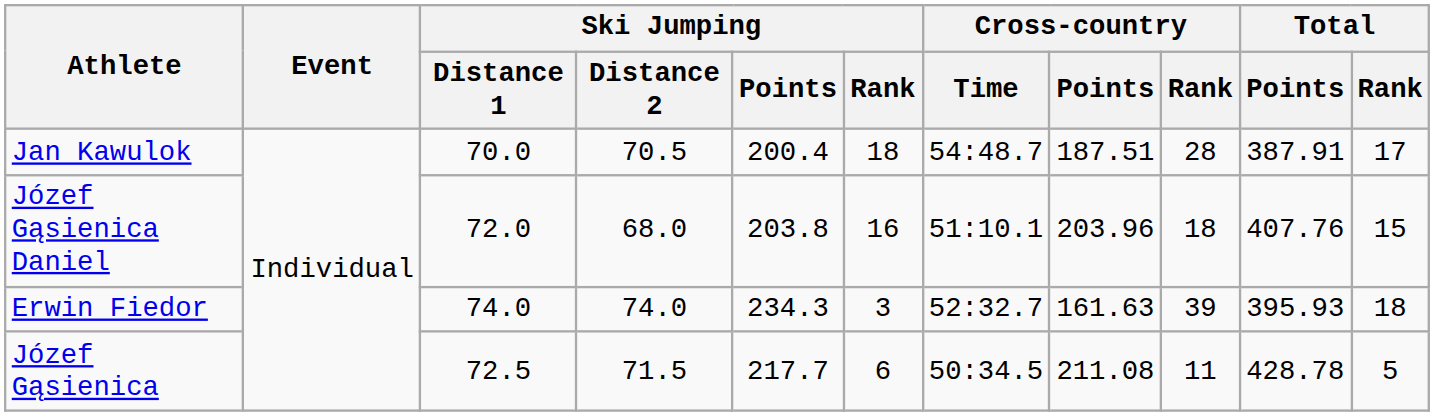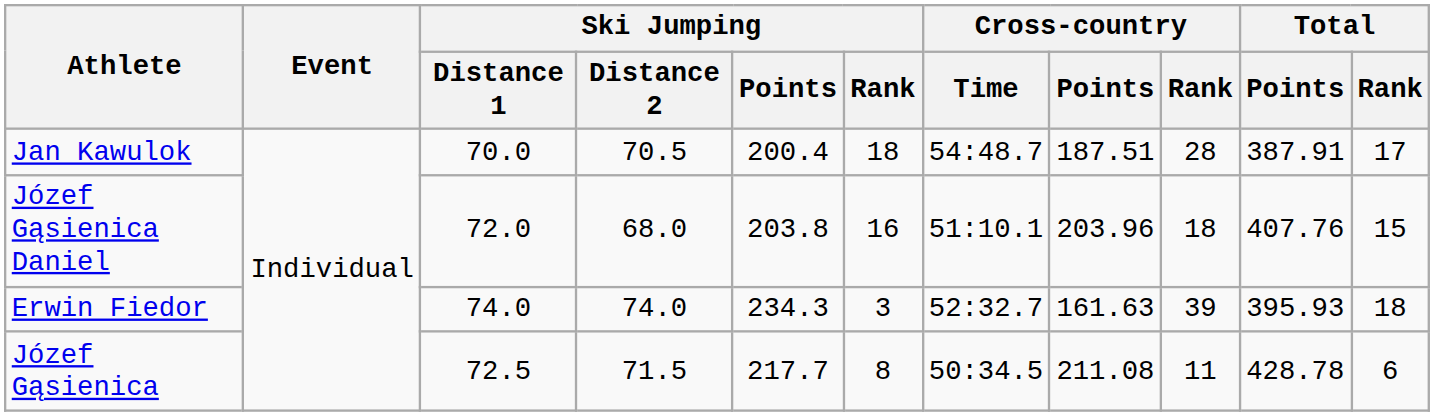(883, 371) 6 -> (883, 371) 8
(1390, 371) 5 -> (1390, 371) 6
